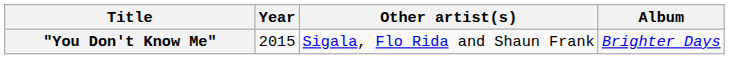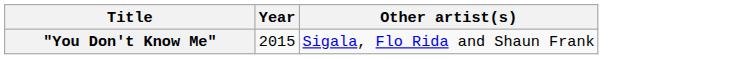- column: (661, 17)
